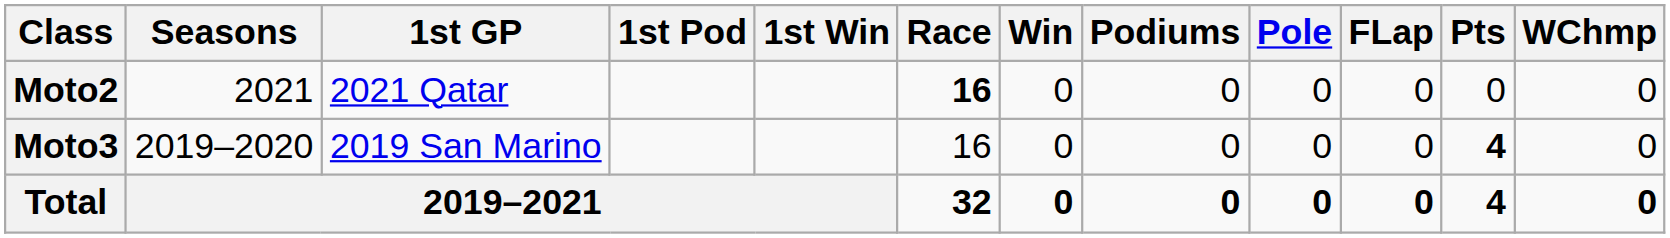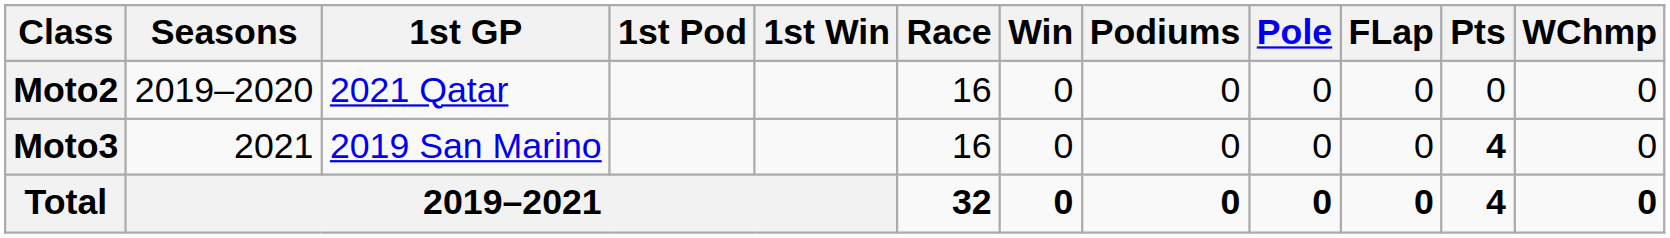(274, 89) 2021 -> (224, 89) 2019–2020
(972, 89) bold -> (972, 89) normal
(224, 145) 2019–2020 -> (274, 145) 2021
